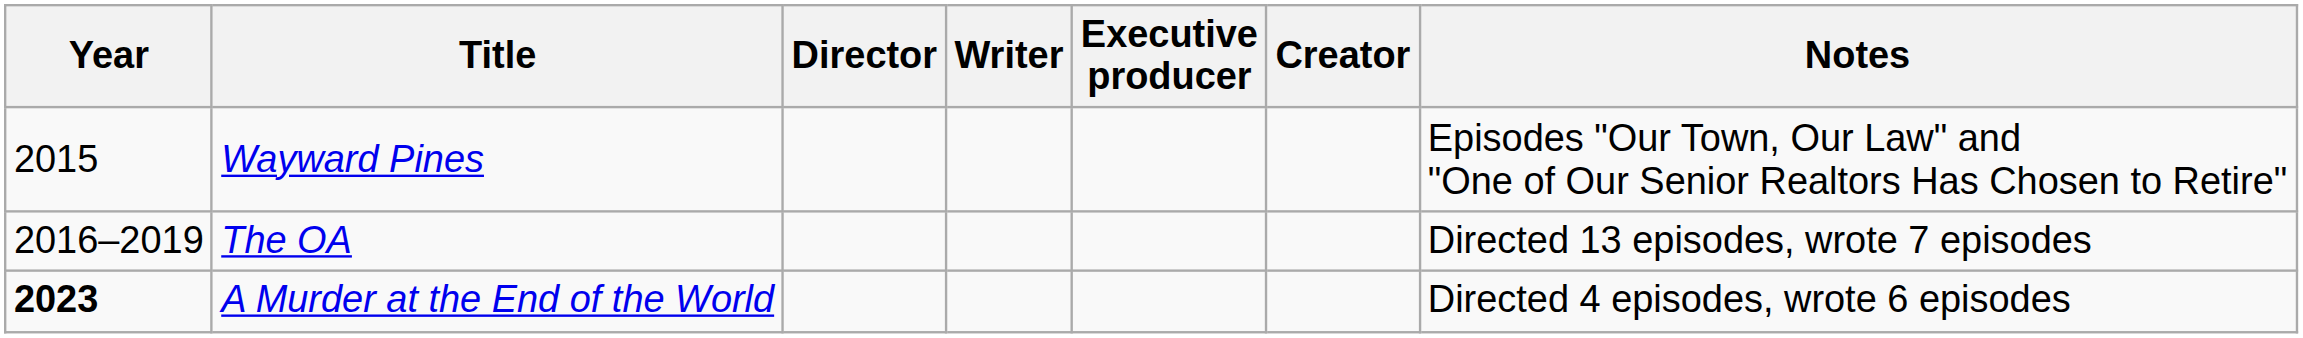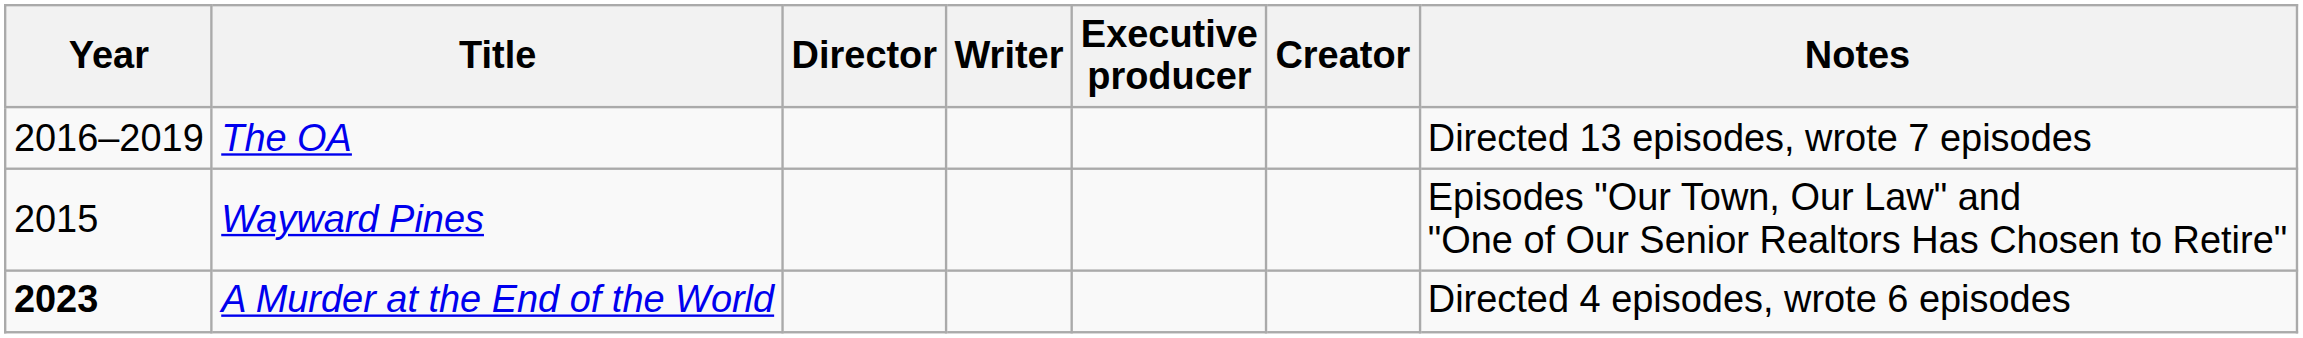rows swapped: (353, 158) <-> (287, 240)
